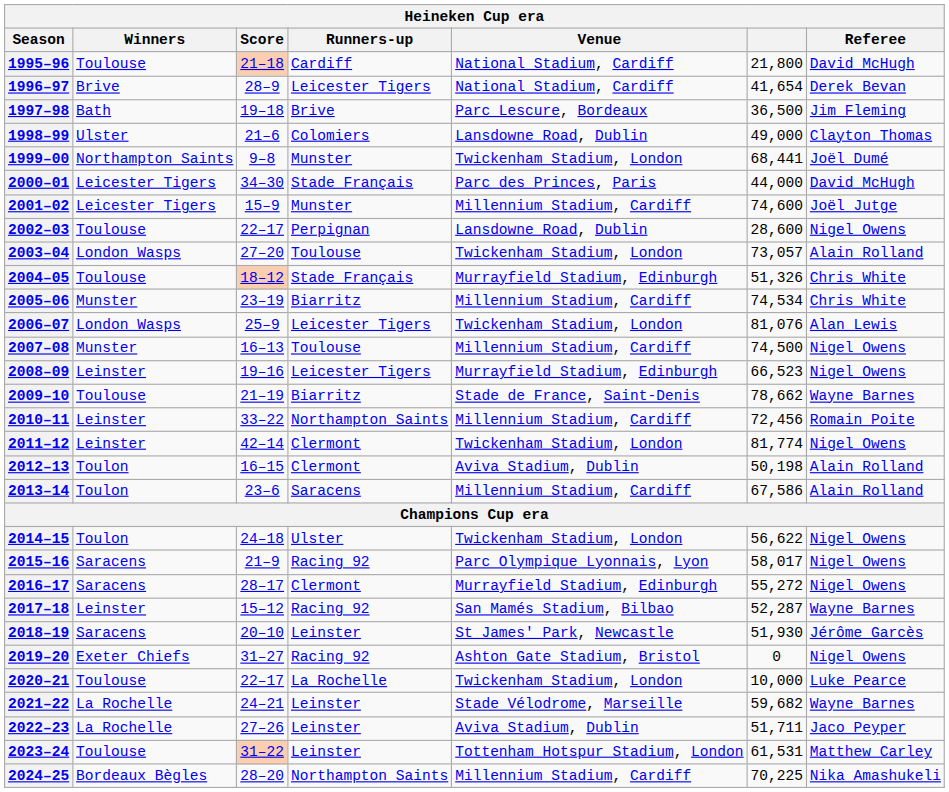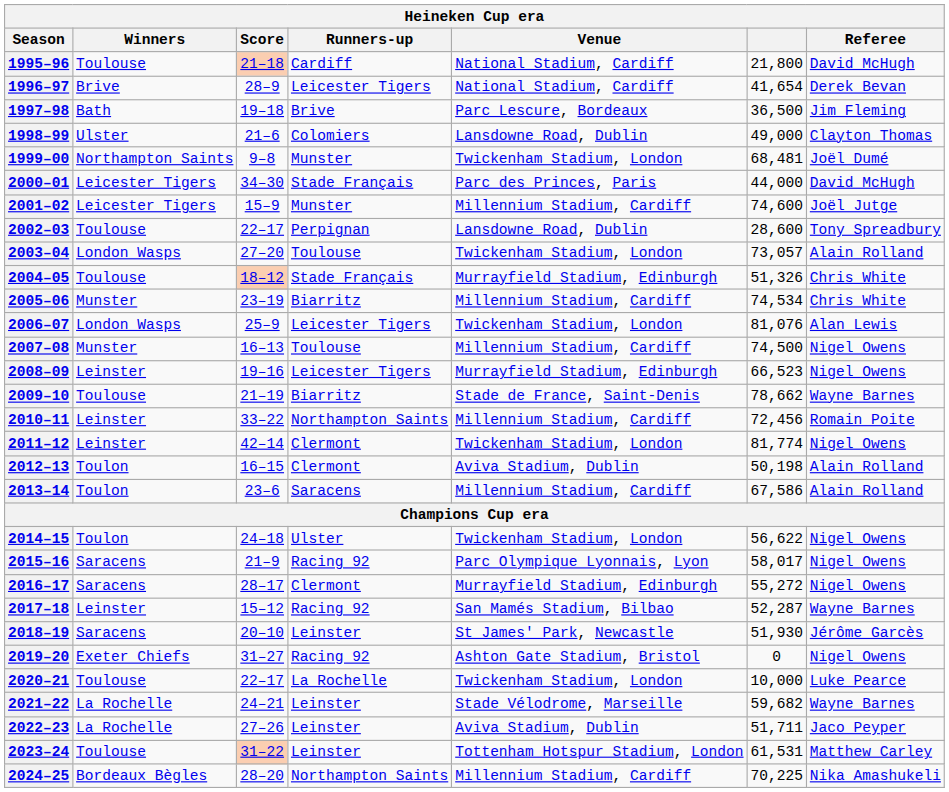(777, 159) 68,441 -> (777, 159) 68,481
(858, 230) Nigel Owens -> (875, 230) Tony Spreadbury
